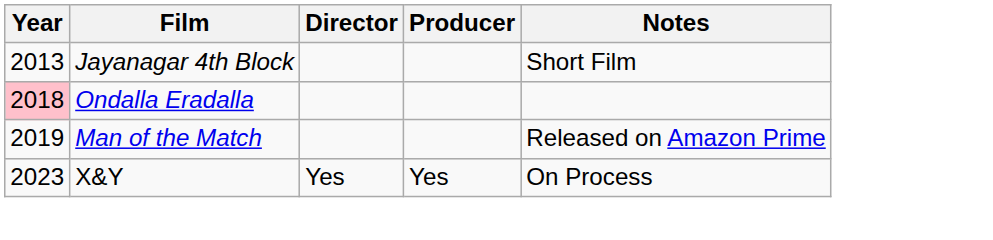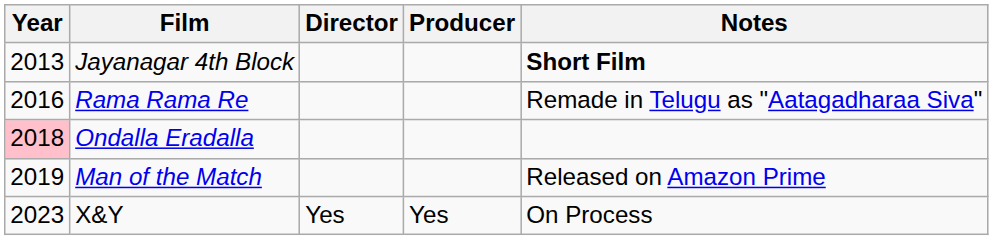(581, 61) normal -> (586, 61) bold
+ row: (162, 100)
